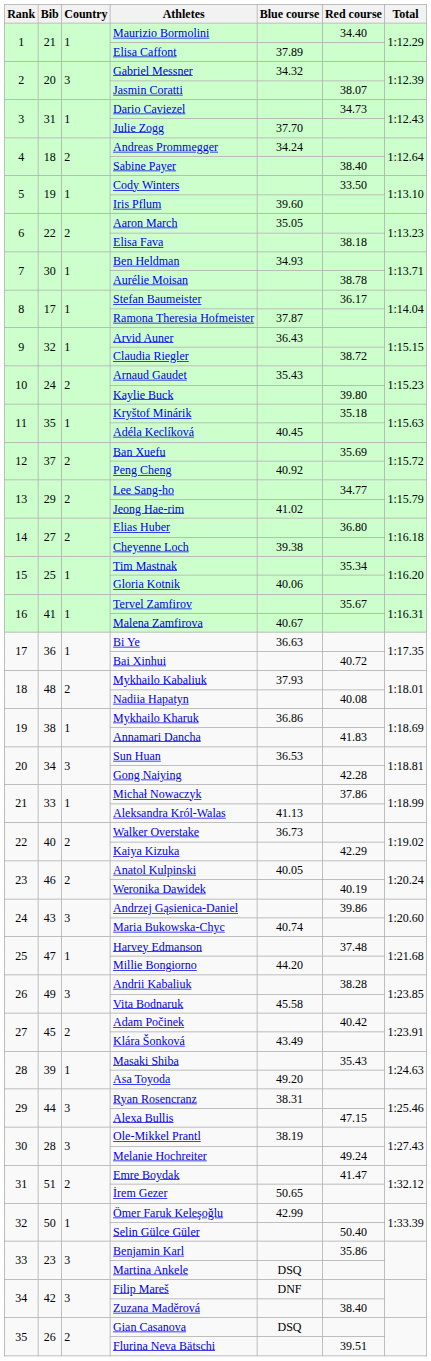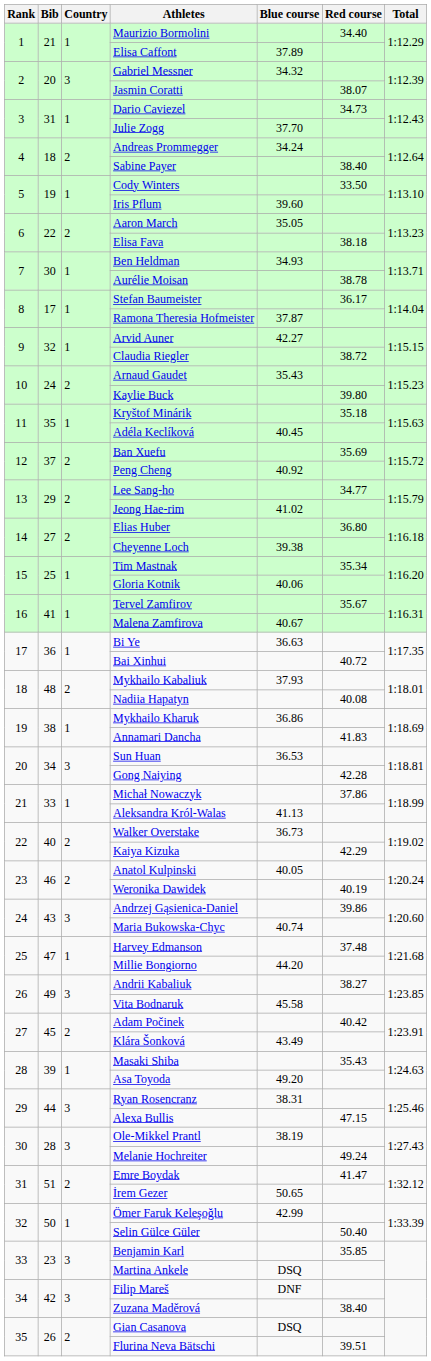(290, 337) 36.43 -> (290, 337) 42.27
(353, 984) 38.28 -> (353, 984) 38.27
(353, 1251) 35.86 -> (353, 1251) 35.85
